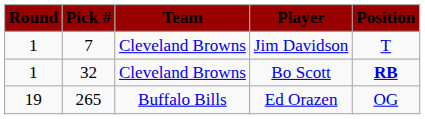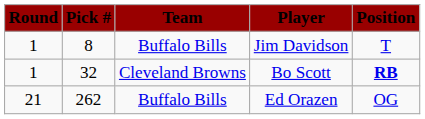(88, 45) 7 -> (88, 45) 8
(182, 45) Cleveland Browns -> (182, 45) Buffalo Bills
(33, 99) 19 -> (33, 99) 21
(88, 99) 265 -> (88, 99) 262
